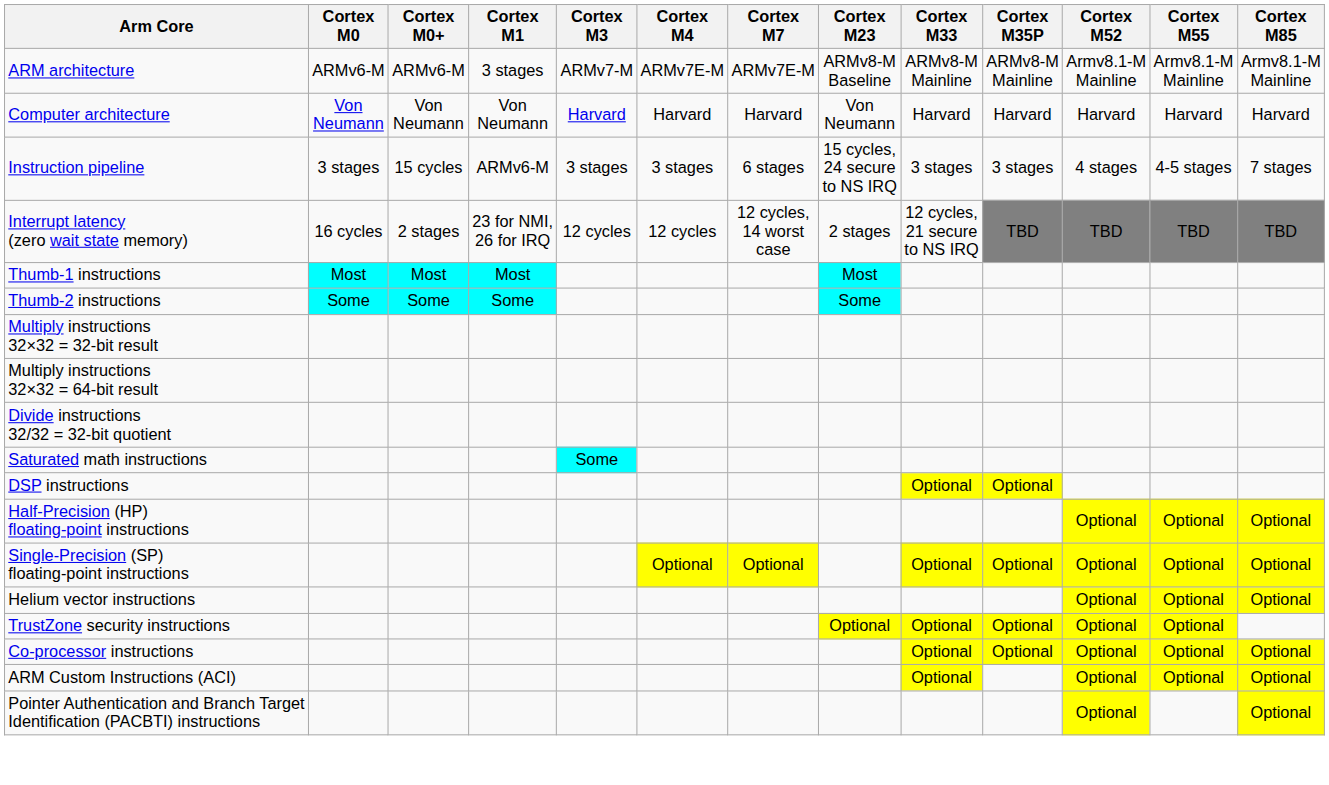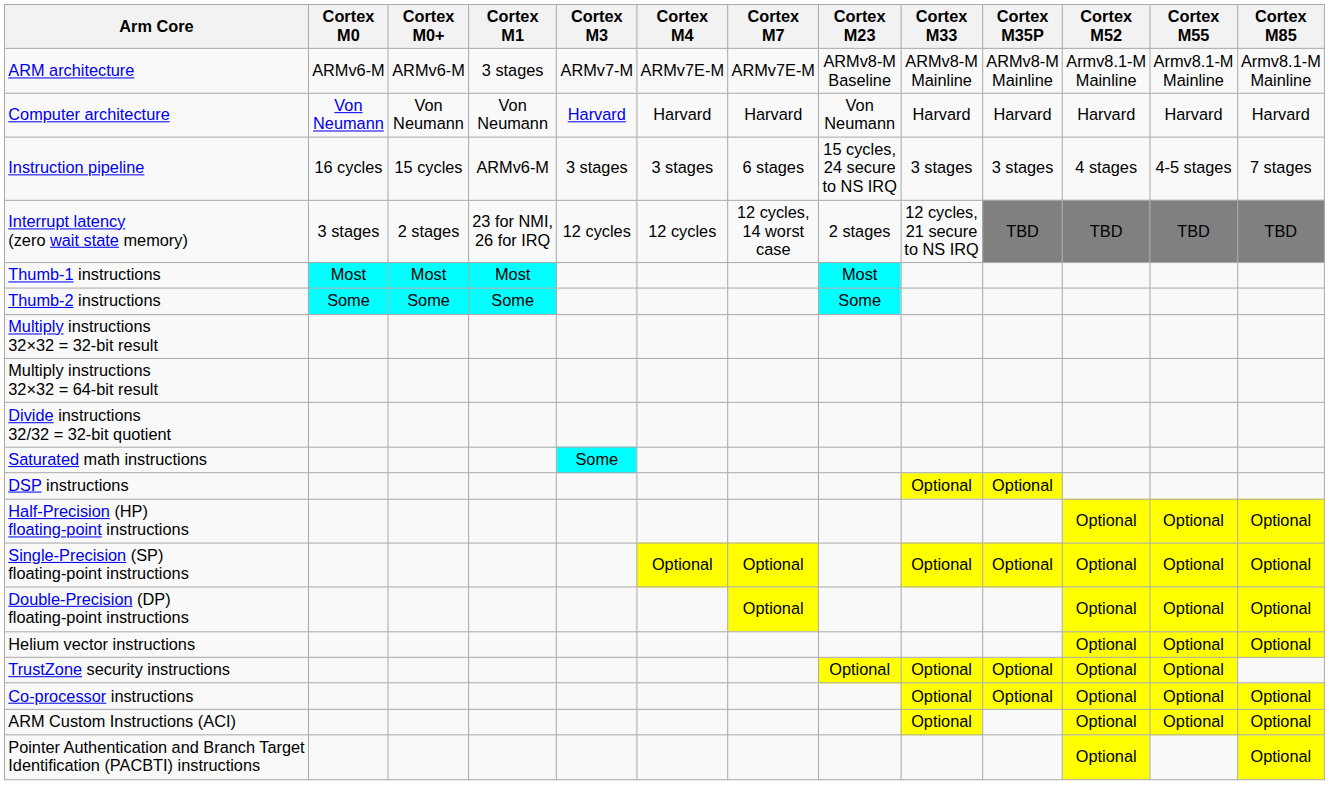(348, 168) 3 stages -> (348, 168) 16 cycles
(348, 231) 16 cycles -> (348, 231) 3 stages
+ row: (99, 609)
